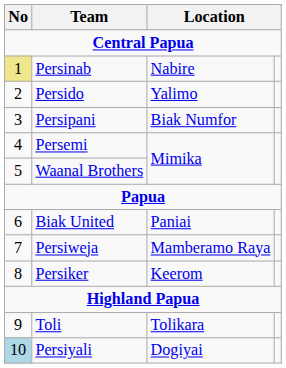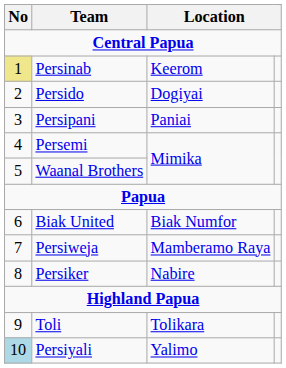(173, 68) Nabire -> (177, 68) Keerom
(174, 94) Yalimo -> (177, 94) Dogiyai
(193, 119) Biak Numfor -> (171, 119) Paniai
(171, 222) Paniai -> (193, 222) Biak Numfor
(177, 273) Keerom -> (173, 273) Nabire
(177, 350) Dogiyai -> (174, 350) Yalimo
